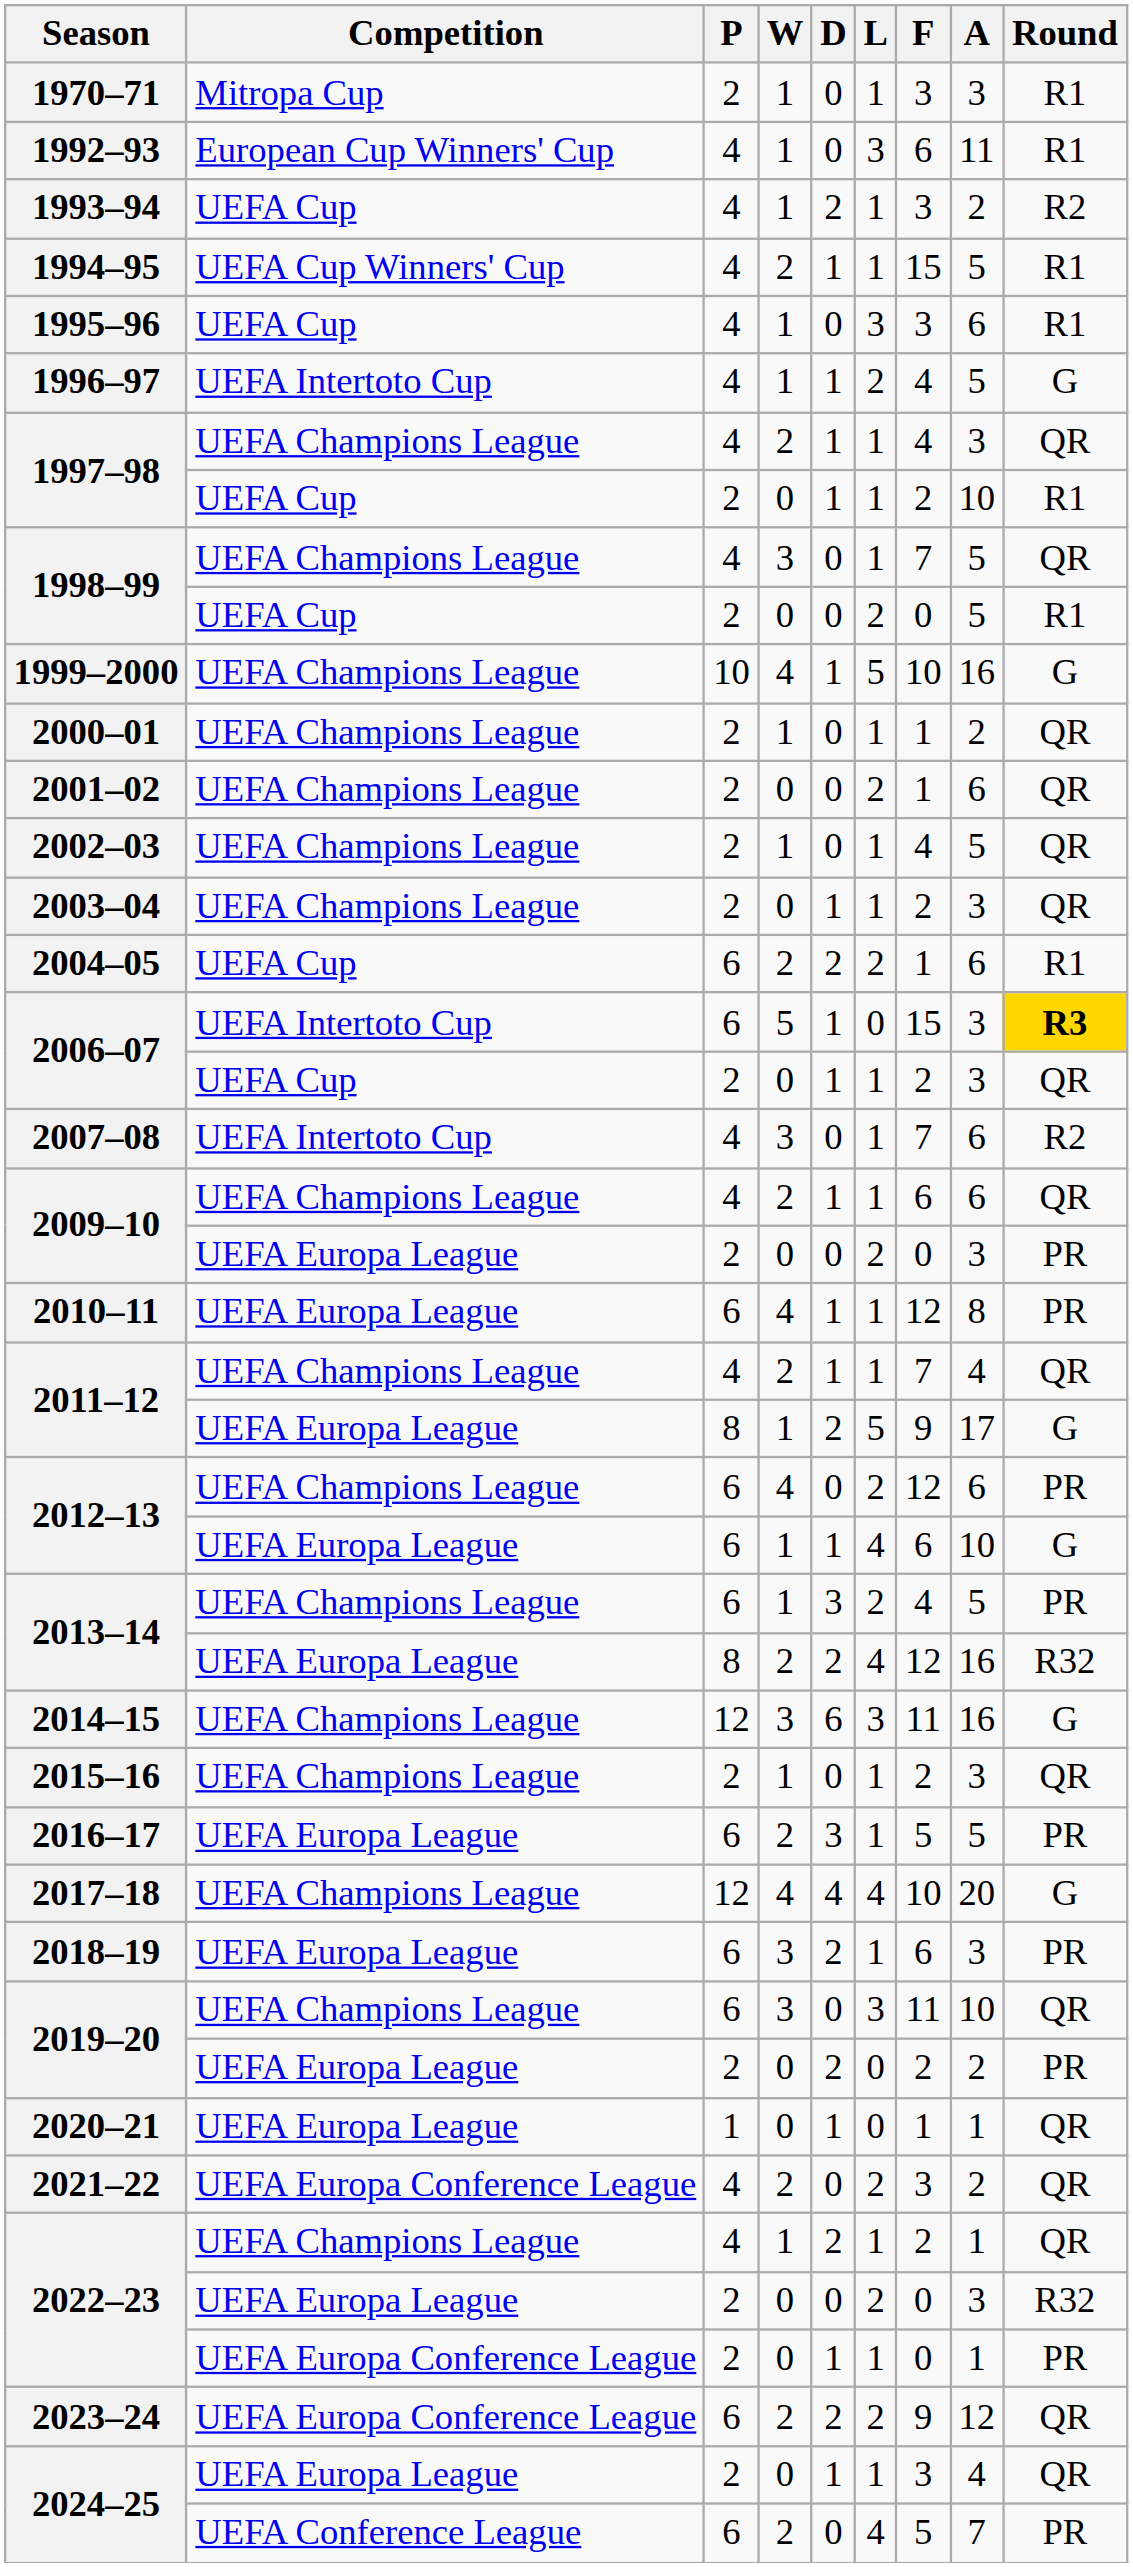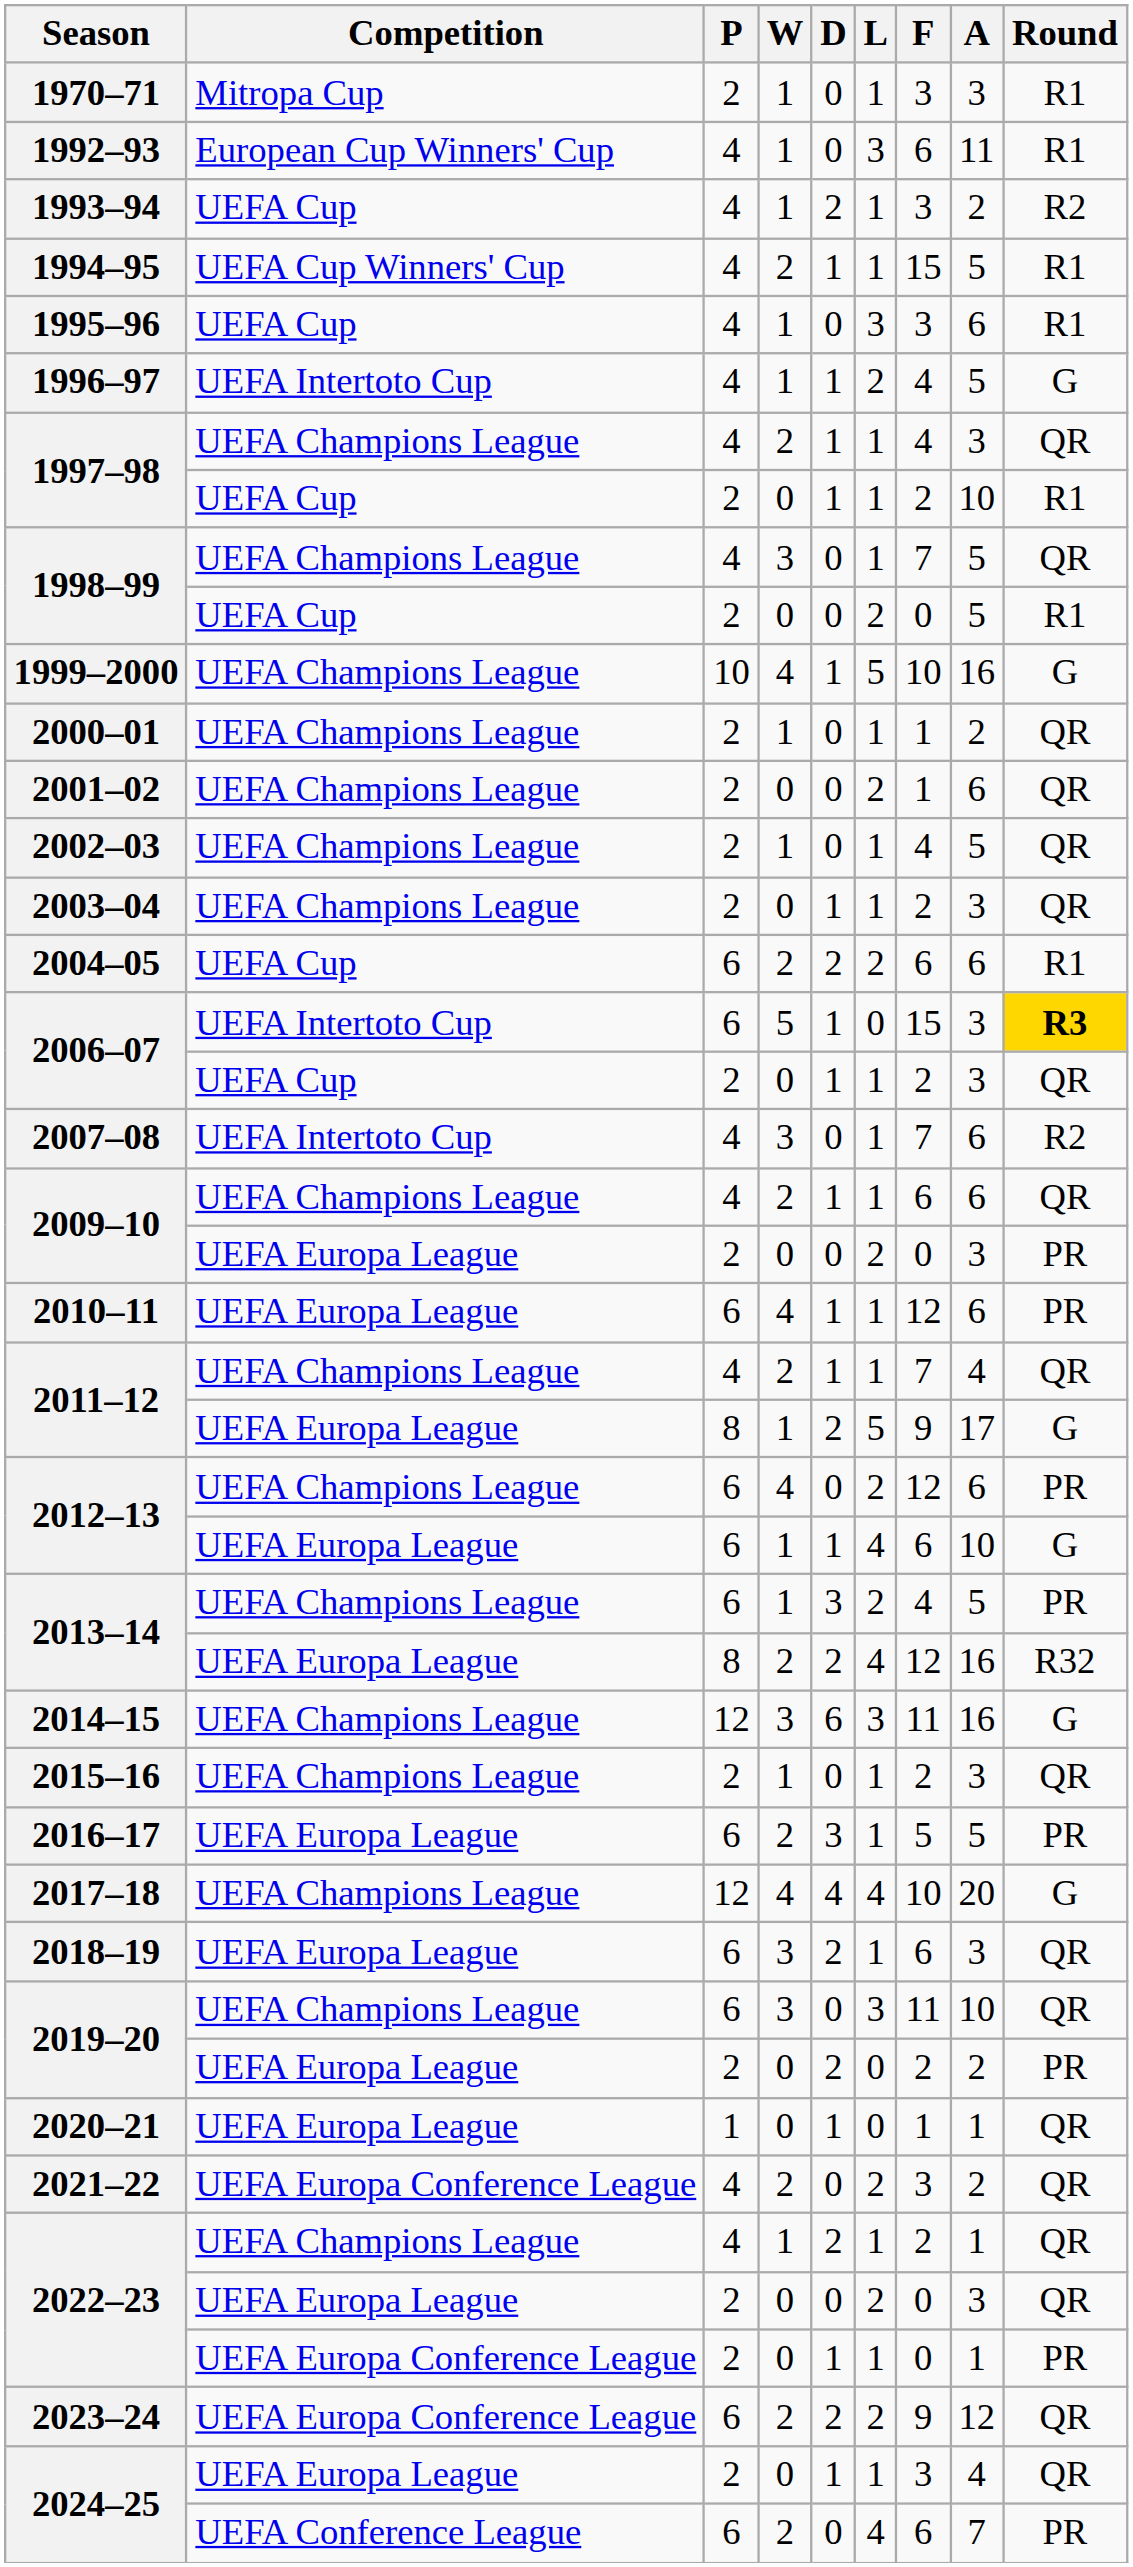(923, 963) 1 -> (923, 963) 6
(977, 1311) 8 -> (977, 1311) 6
(1065, 1951) PR -> (1065, 1951) QR
(1065, 2299) R32 -> (1065, 2299) QR
(923, 2532) 5 -> (923, 2532) 6
